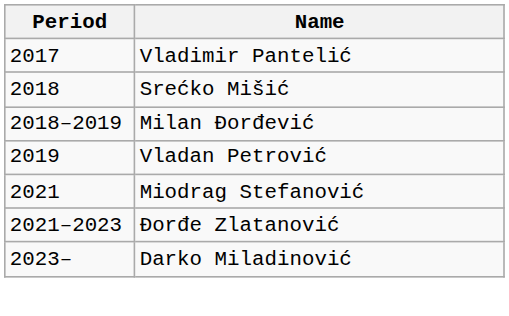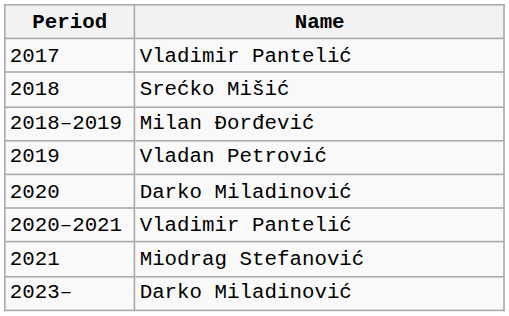+ row: (35, 191)
+ row: (66, 225)
- row: (66, 225)
